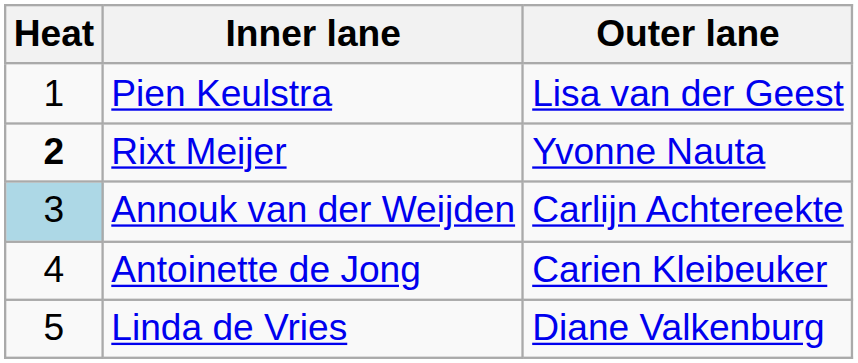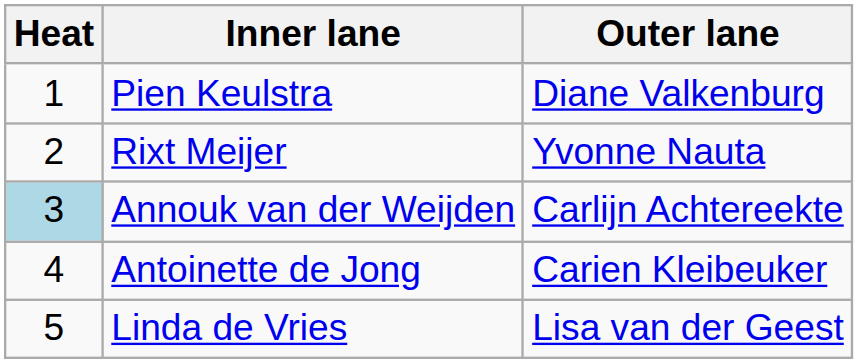(688, 92) Lisa van der Geest -> (678, 92) Diane Valkenburg
(54, 151) bold -> (54, 151) normal
(678, 328) Diane Valkenburg -> (688, 328) Lisa van der Geest
